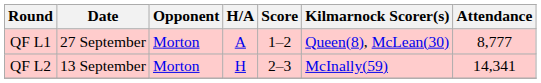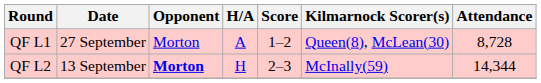(494, 41) 8,777 -> (494, 41) 8,728
(176, 66) normal -> (178, 66) bold
(494, 66) 14,341 -> (494, 66) 14,344
